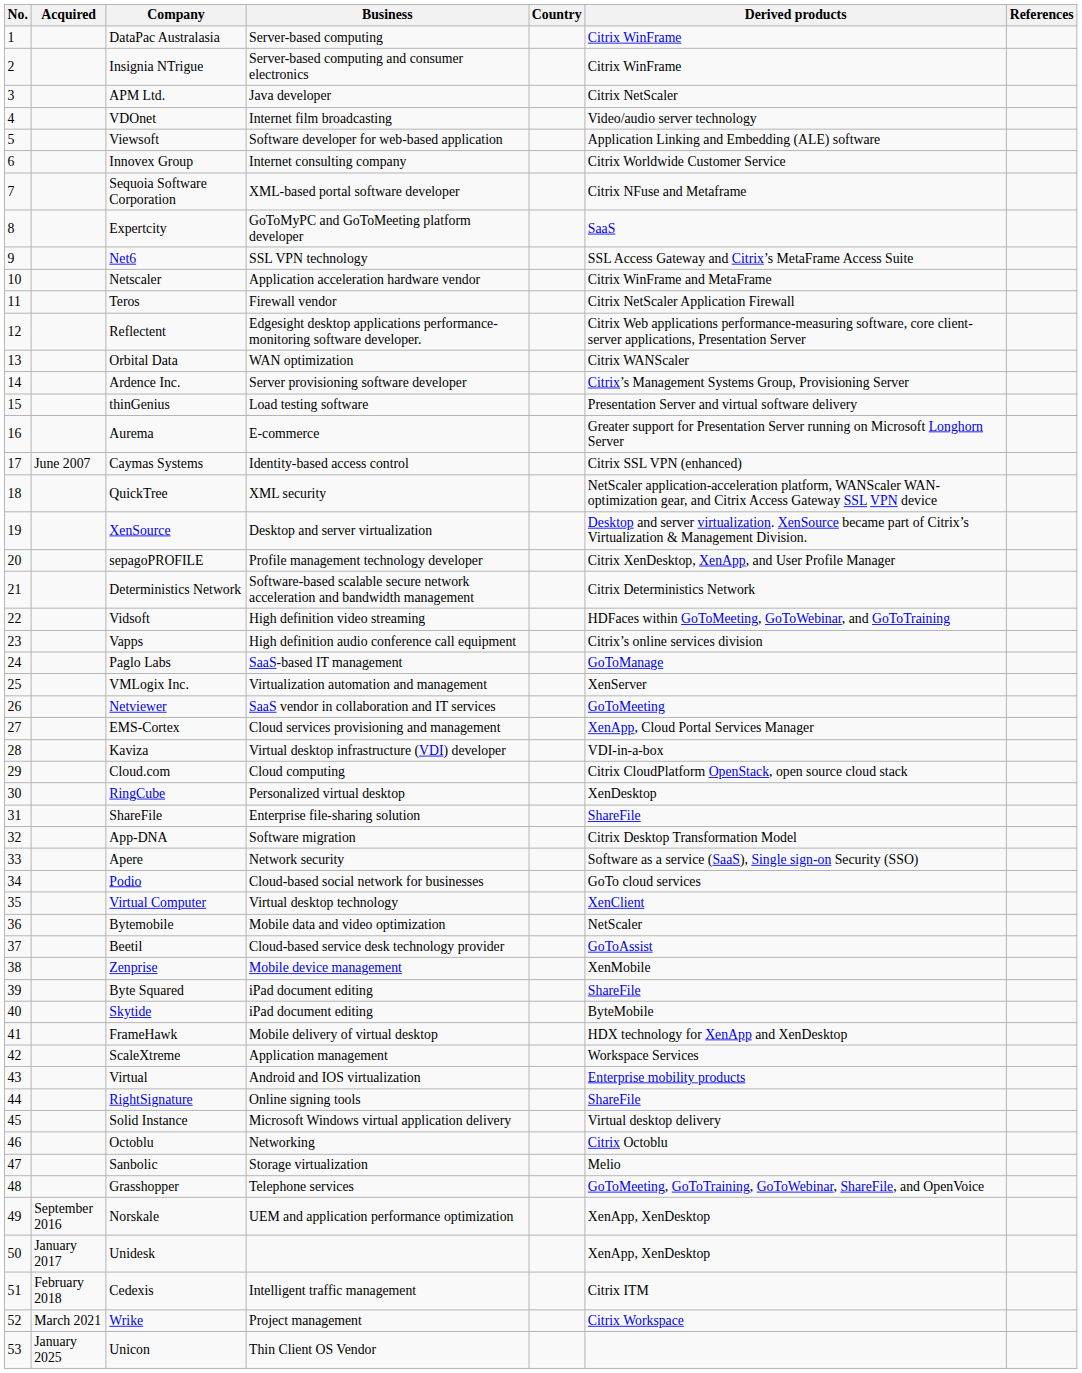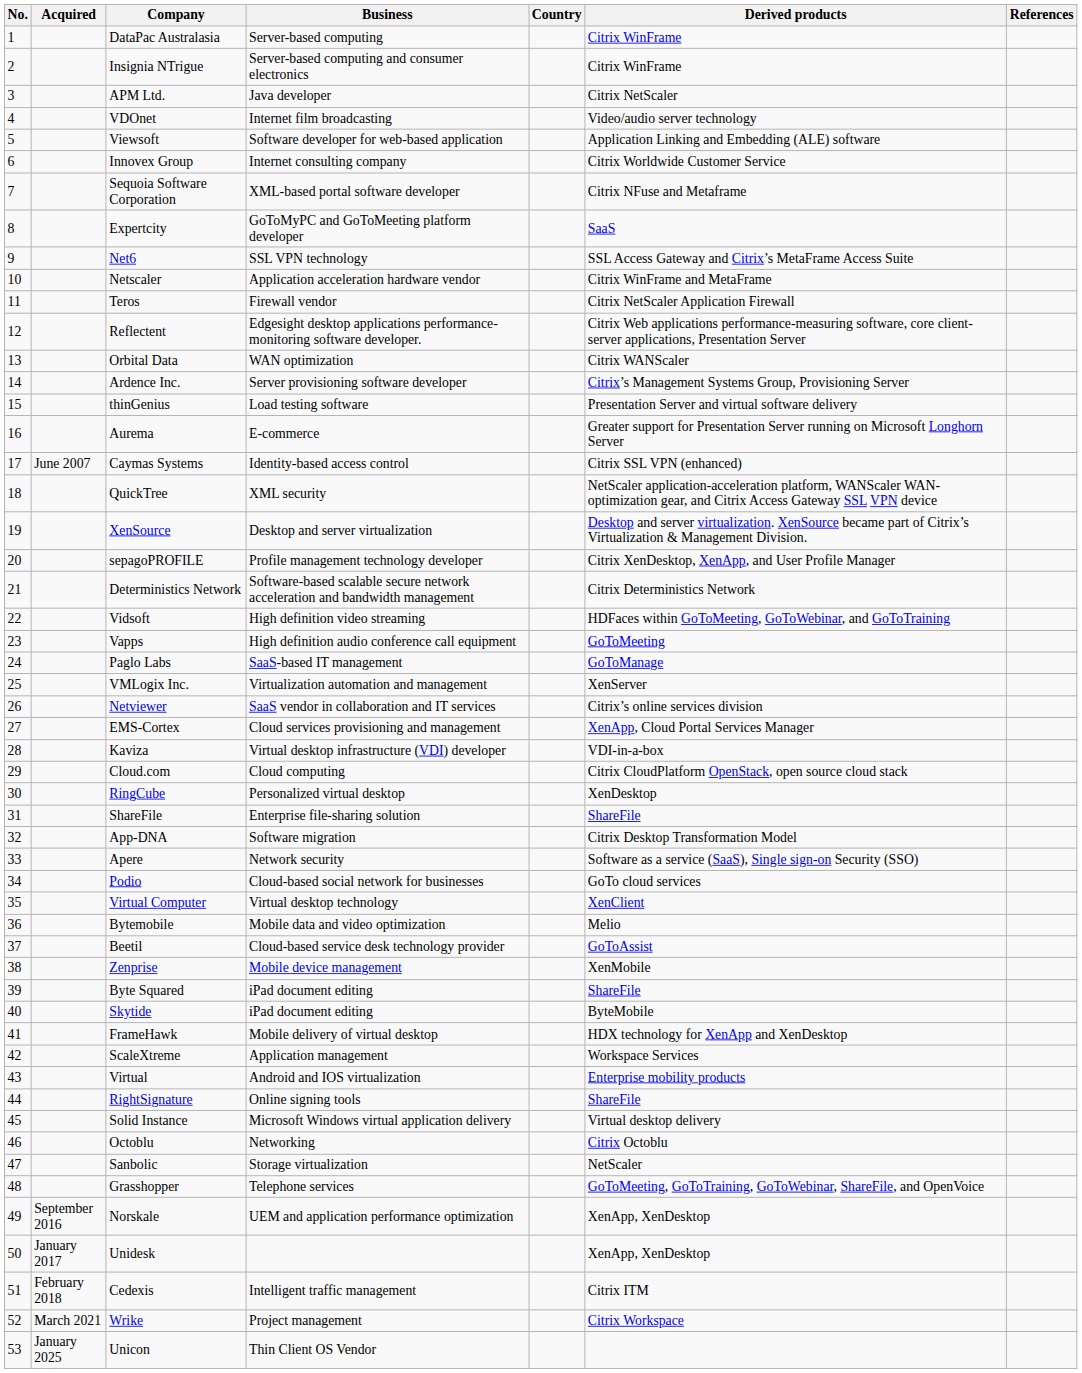(675, 641) Citrix’s online services division -> (626, 641) GoToMeeting
(626, 706) GoToMeeting -> (675, 706) Citrix’s online services division
(615, 924) NetScaler -> (604, 924) Melio
(604, 1164) Melio -> (615, 1164) NetScaler
